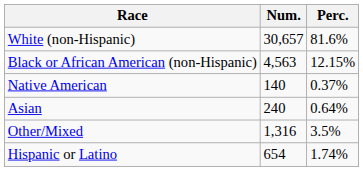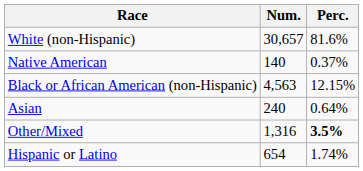rows swapped: (132, 62) <-> (57, 85)
(325, 131) normal -> (327, 131) bold
